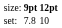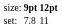(44, 21) 10 -> (44, 21) 11
